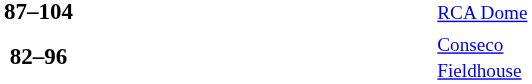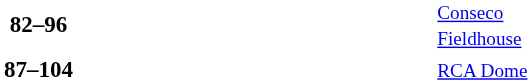rows swapped: (38, 11) <-> (38, 56)
